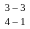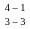rows swapped: (15, 7) <-> (15, 21)
